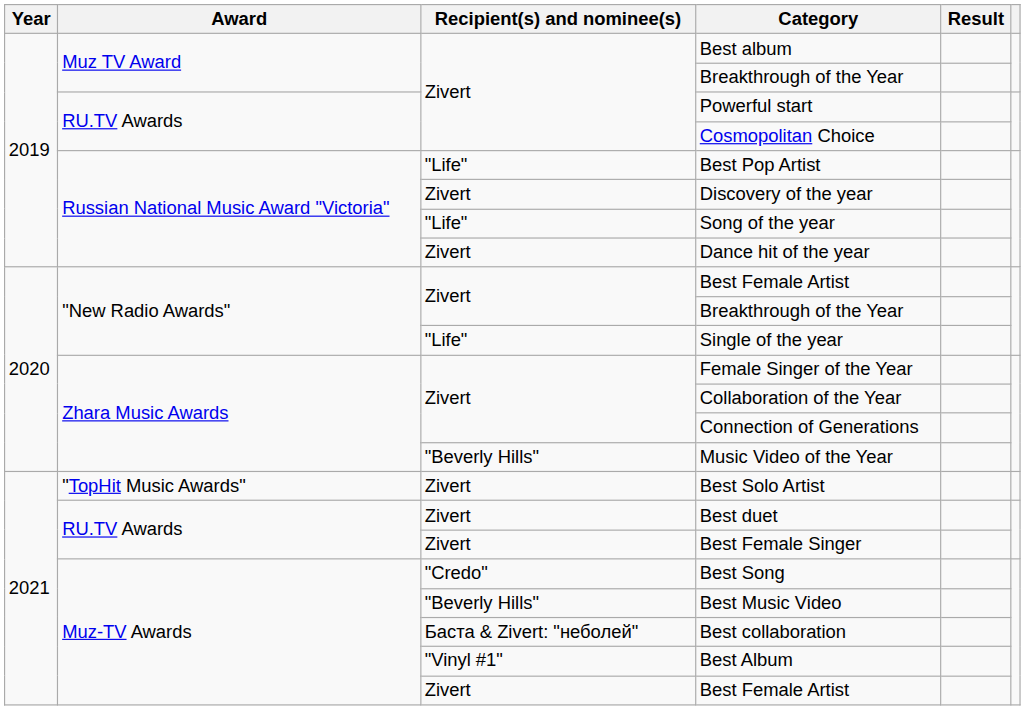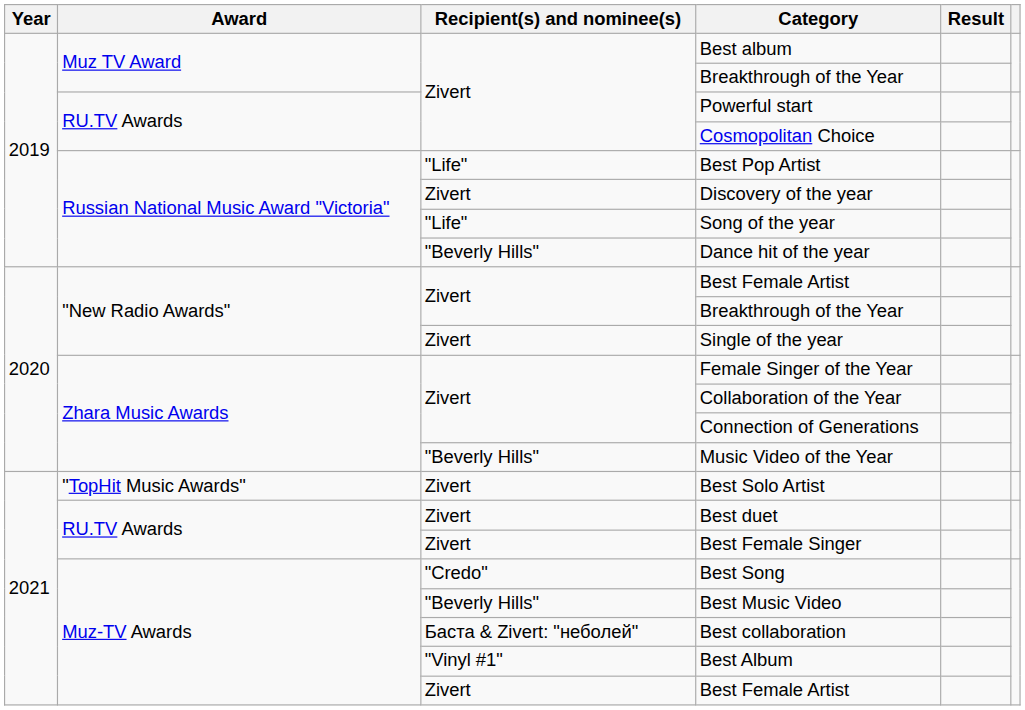(448, 252) Zivert -> (482, 252) "Beverly Hills"
(446, 340) "Life" -> (448, 340) Zivert
